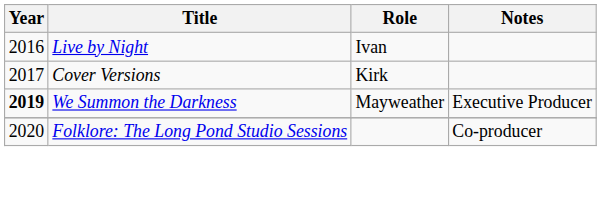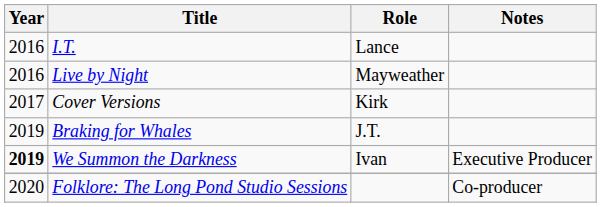+ row: (64, 46)
(371, 46) Ivan -> (400, 74) Mayweather
+ row: (122, 131)
(400, 103) Mayweather -> (371, 159) Ivan
